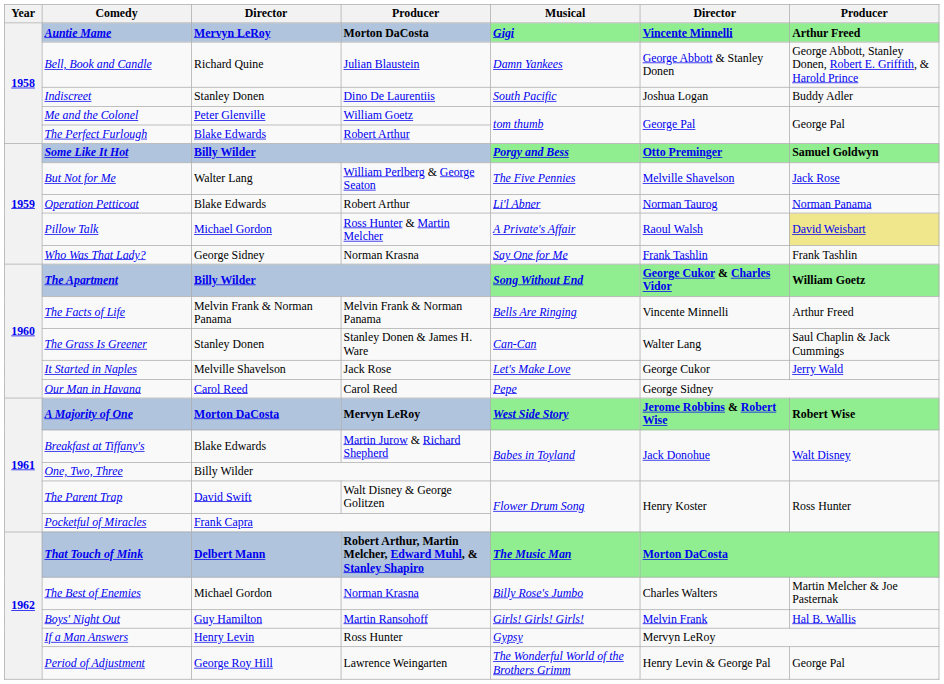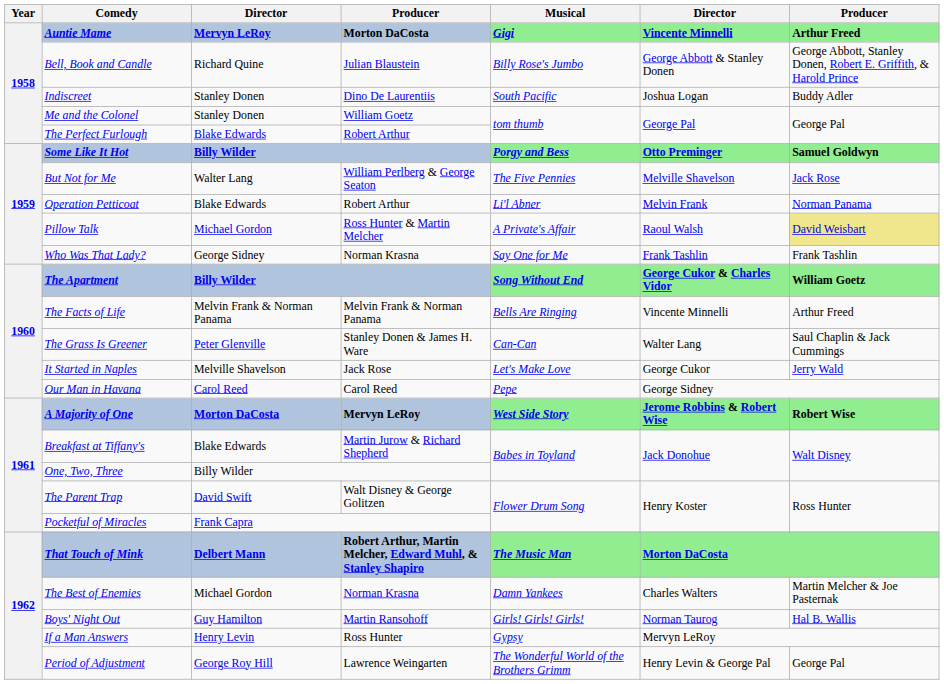(528, 64) Damn Yankees -> (538, 64) Billy Rose's Jumbo
(230, 115) Peter Glenville -> (229, 115) Stanley Donen
(680, 204) Norman Taurog -> (675, 204) Melvin Frank
(229, 344) Stanley Donen -> (230, 344) Peter Glenville
(538, 593) Billy Rose's Jumbo -> (528, 593) Damn Yankees
(675, 618) Melvin Frank -> (680, 618) Norman Taurog
